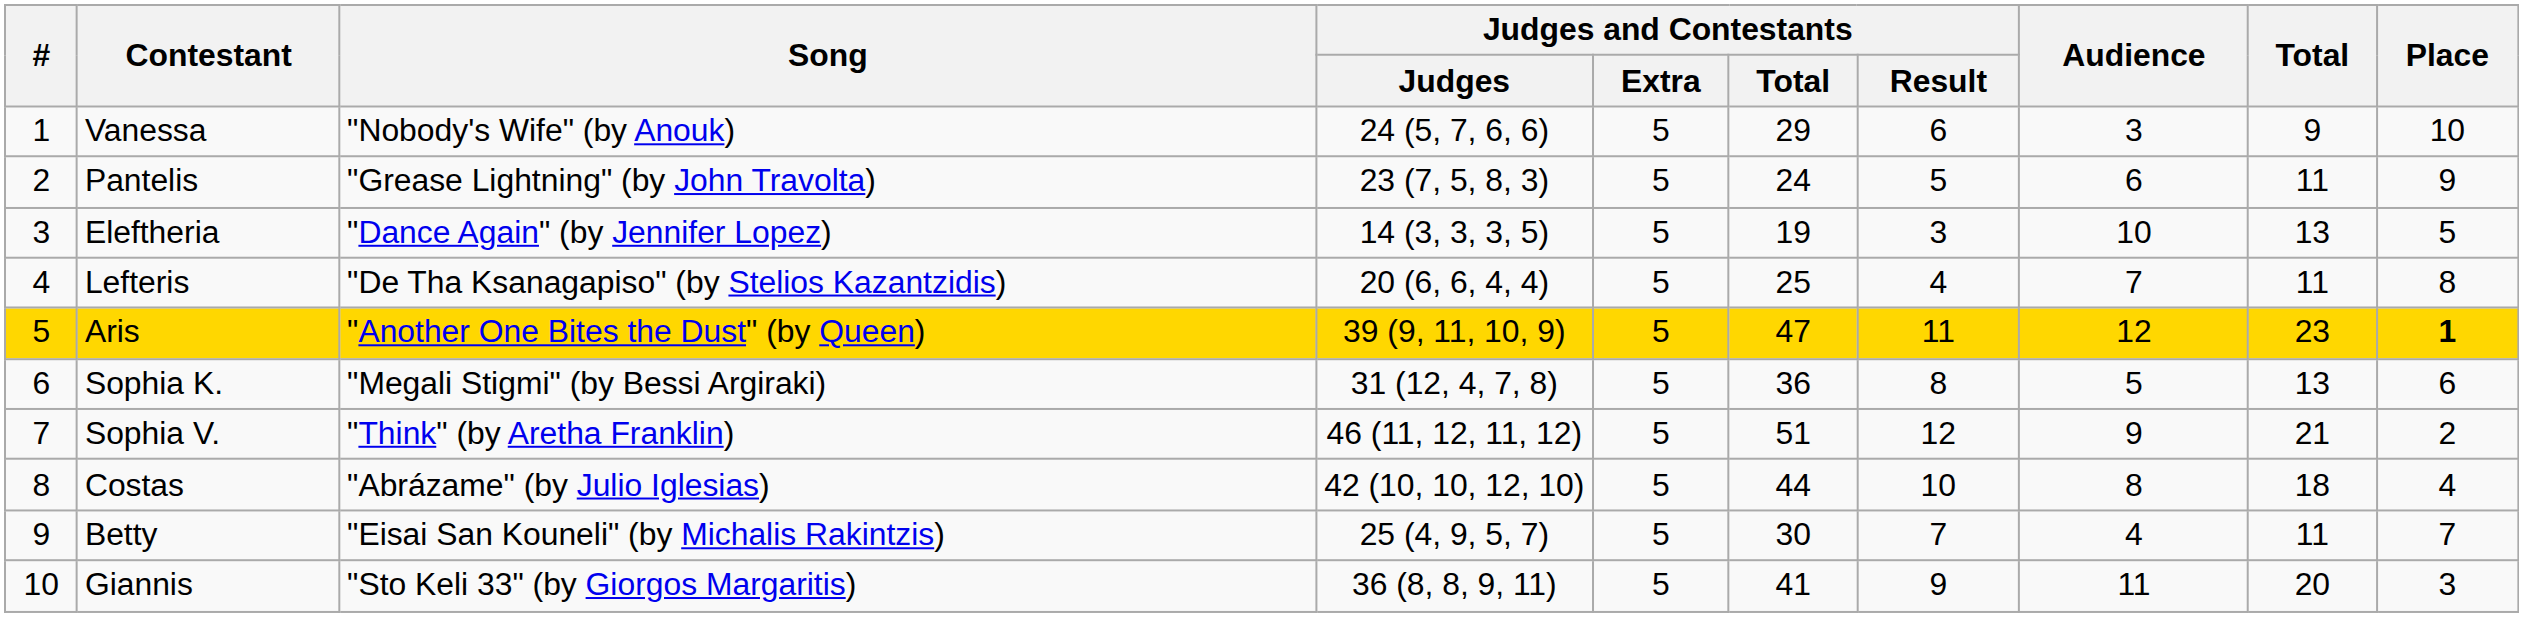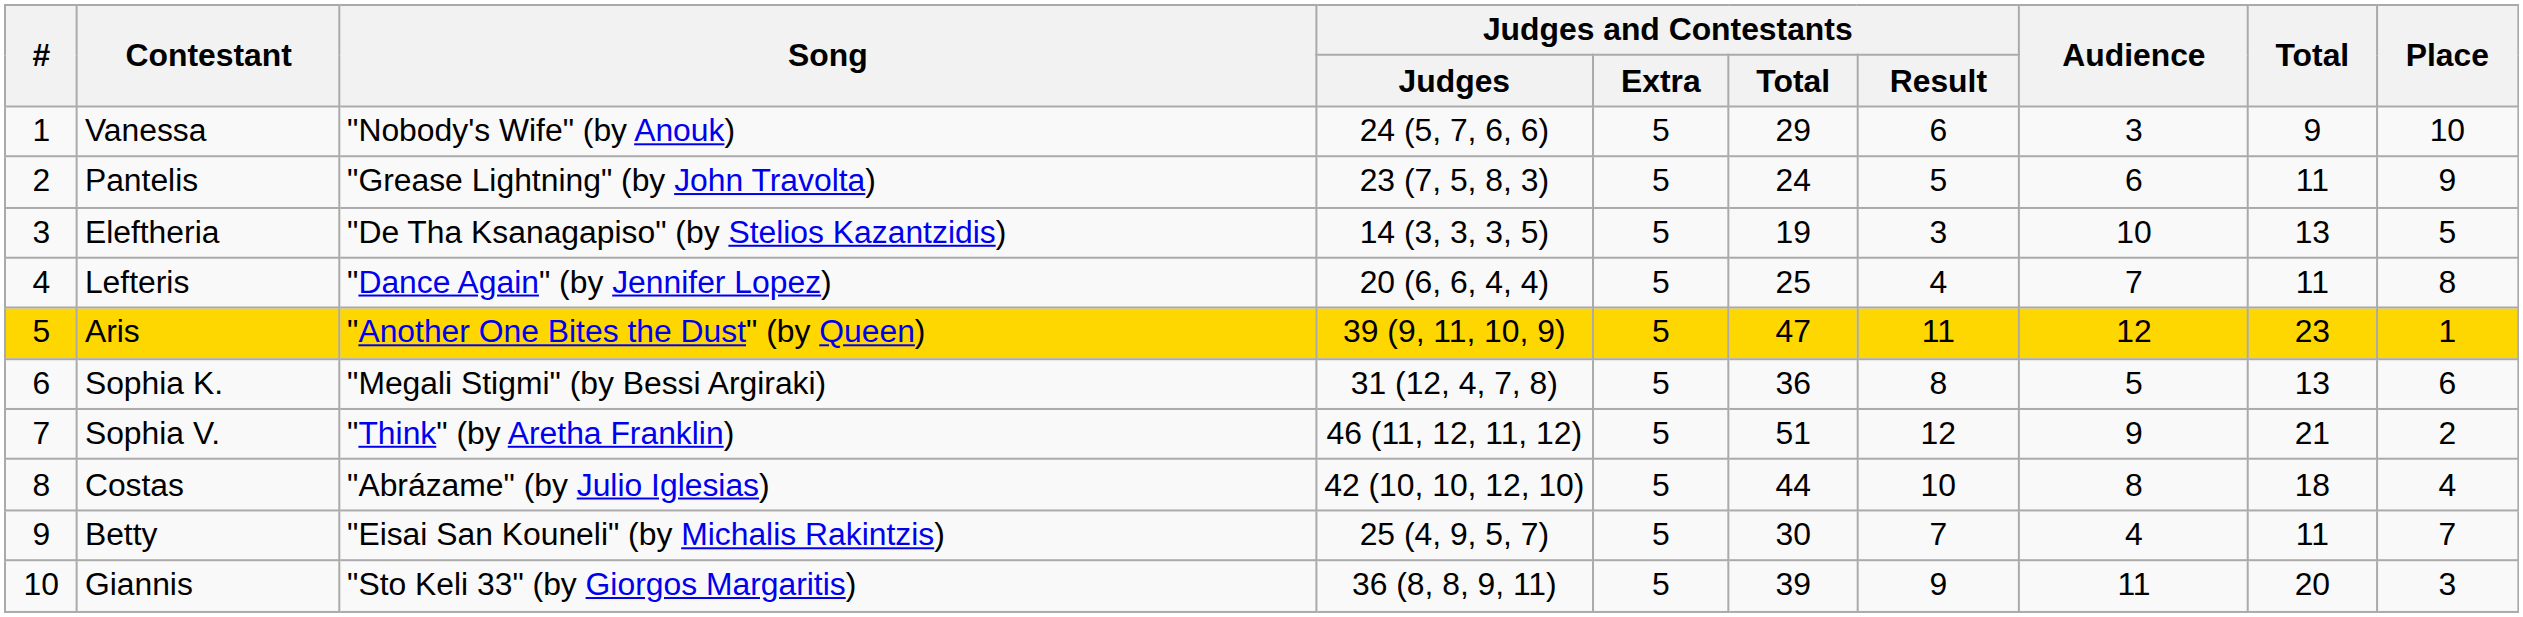(589, 231) "Dance Again" (by Jennifer Lopez) -> (677, 231) "De Tha Ksanagapiso" (by Stelios Kazantzidis)
(677, 282) "De Tha Ksanagapiso" (by Stelios Kazantzidis) -> (589, 282) "Dance Again" (by Jennifer Lopez)
(2447, 332) bold -> (2447, 332) normal
(1793, 585) 41 -> (1793, 585) 39
